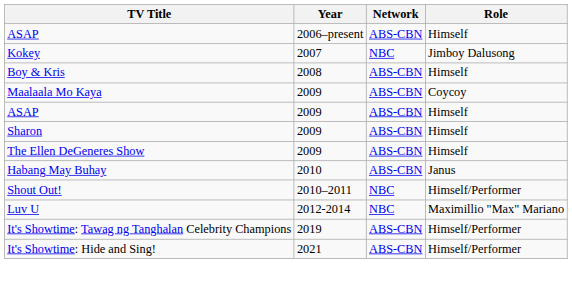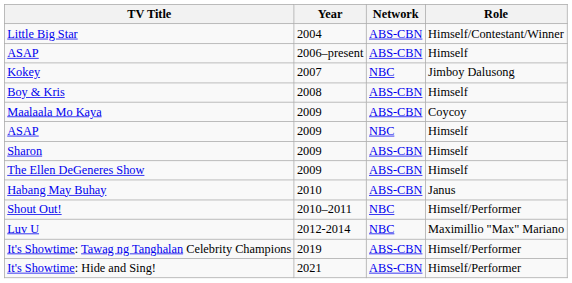+ row: (42, 33)
(396, 111) ABS-CBN -> (382, 131) NBC
